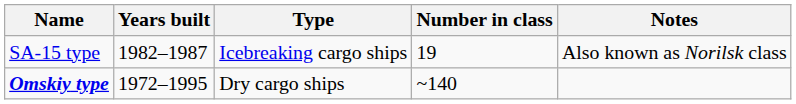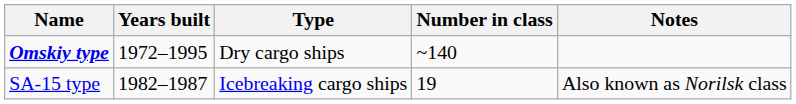rows swapped: (59, 83) <-> (55, 51)
